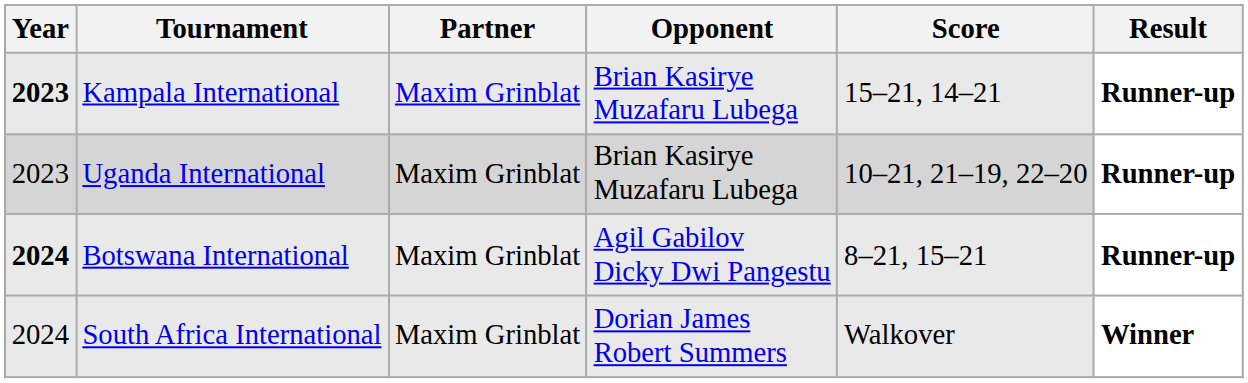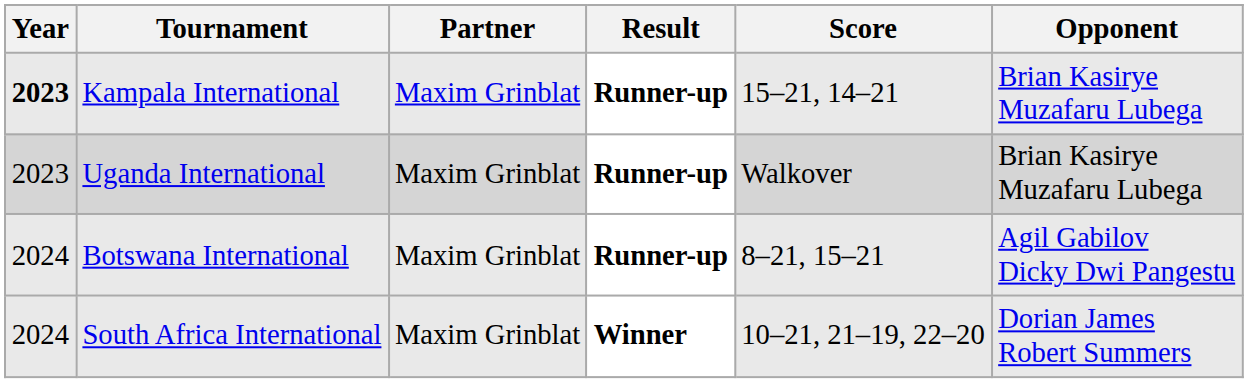columns swapped: (712, 28) <-> (1168, 28)
(966, 173) 10–21, 21–19, 22–20 -> (797, 173) Walkover
(40, 254) bold -> (40, 254) normal
(899, 335) Walkover -> (863, 335) 10–21, 21–19, 22–20
